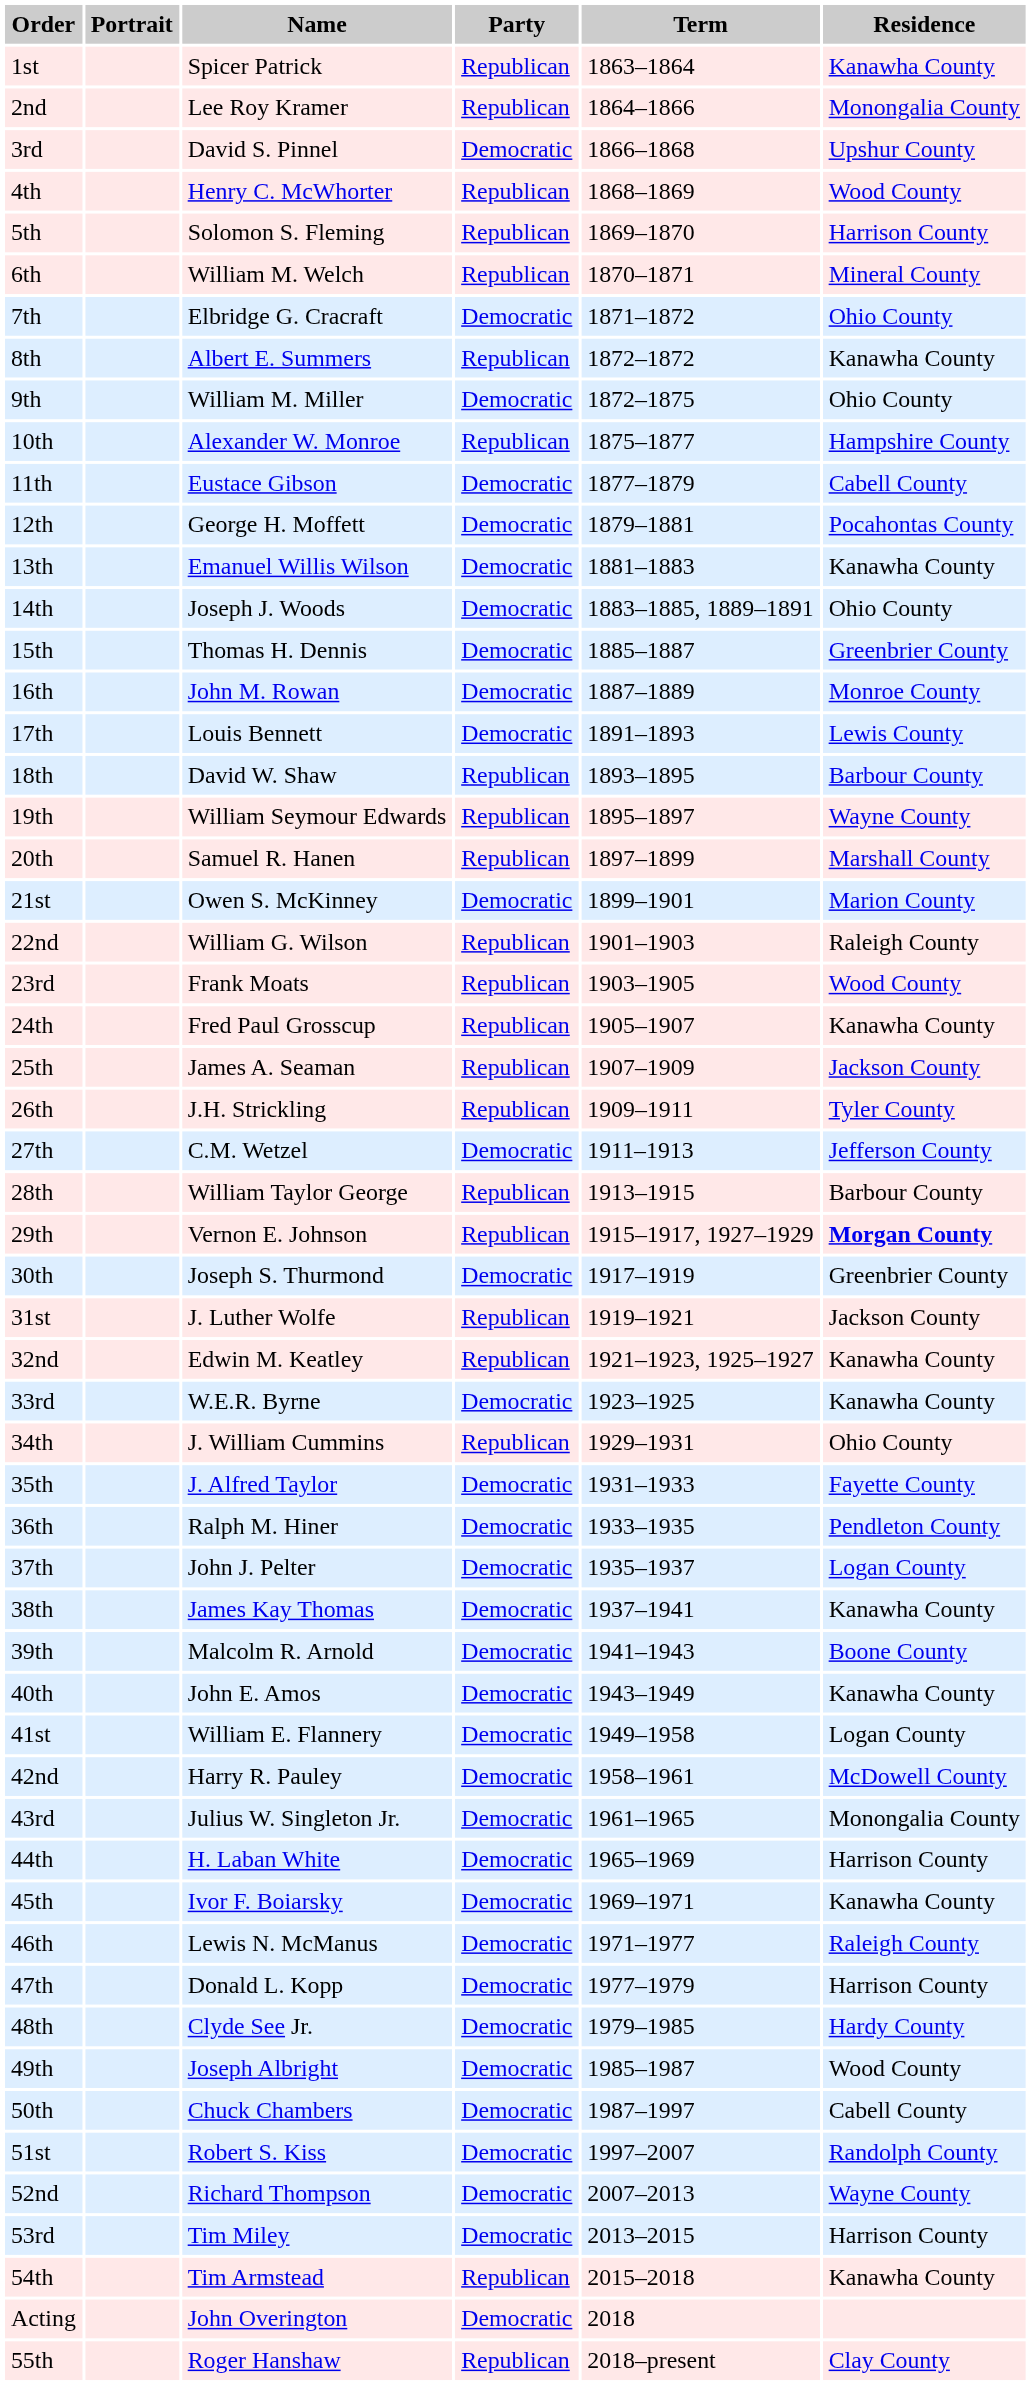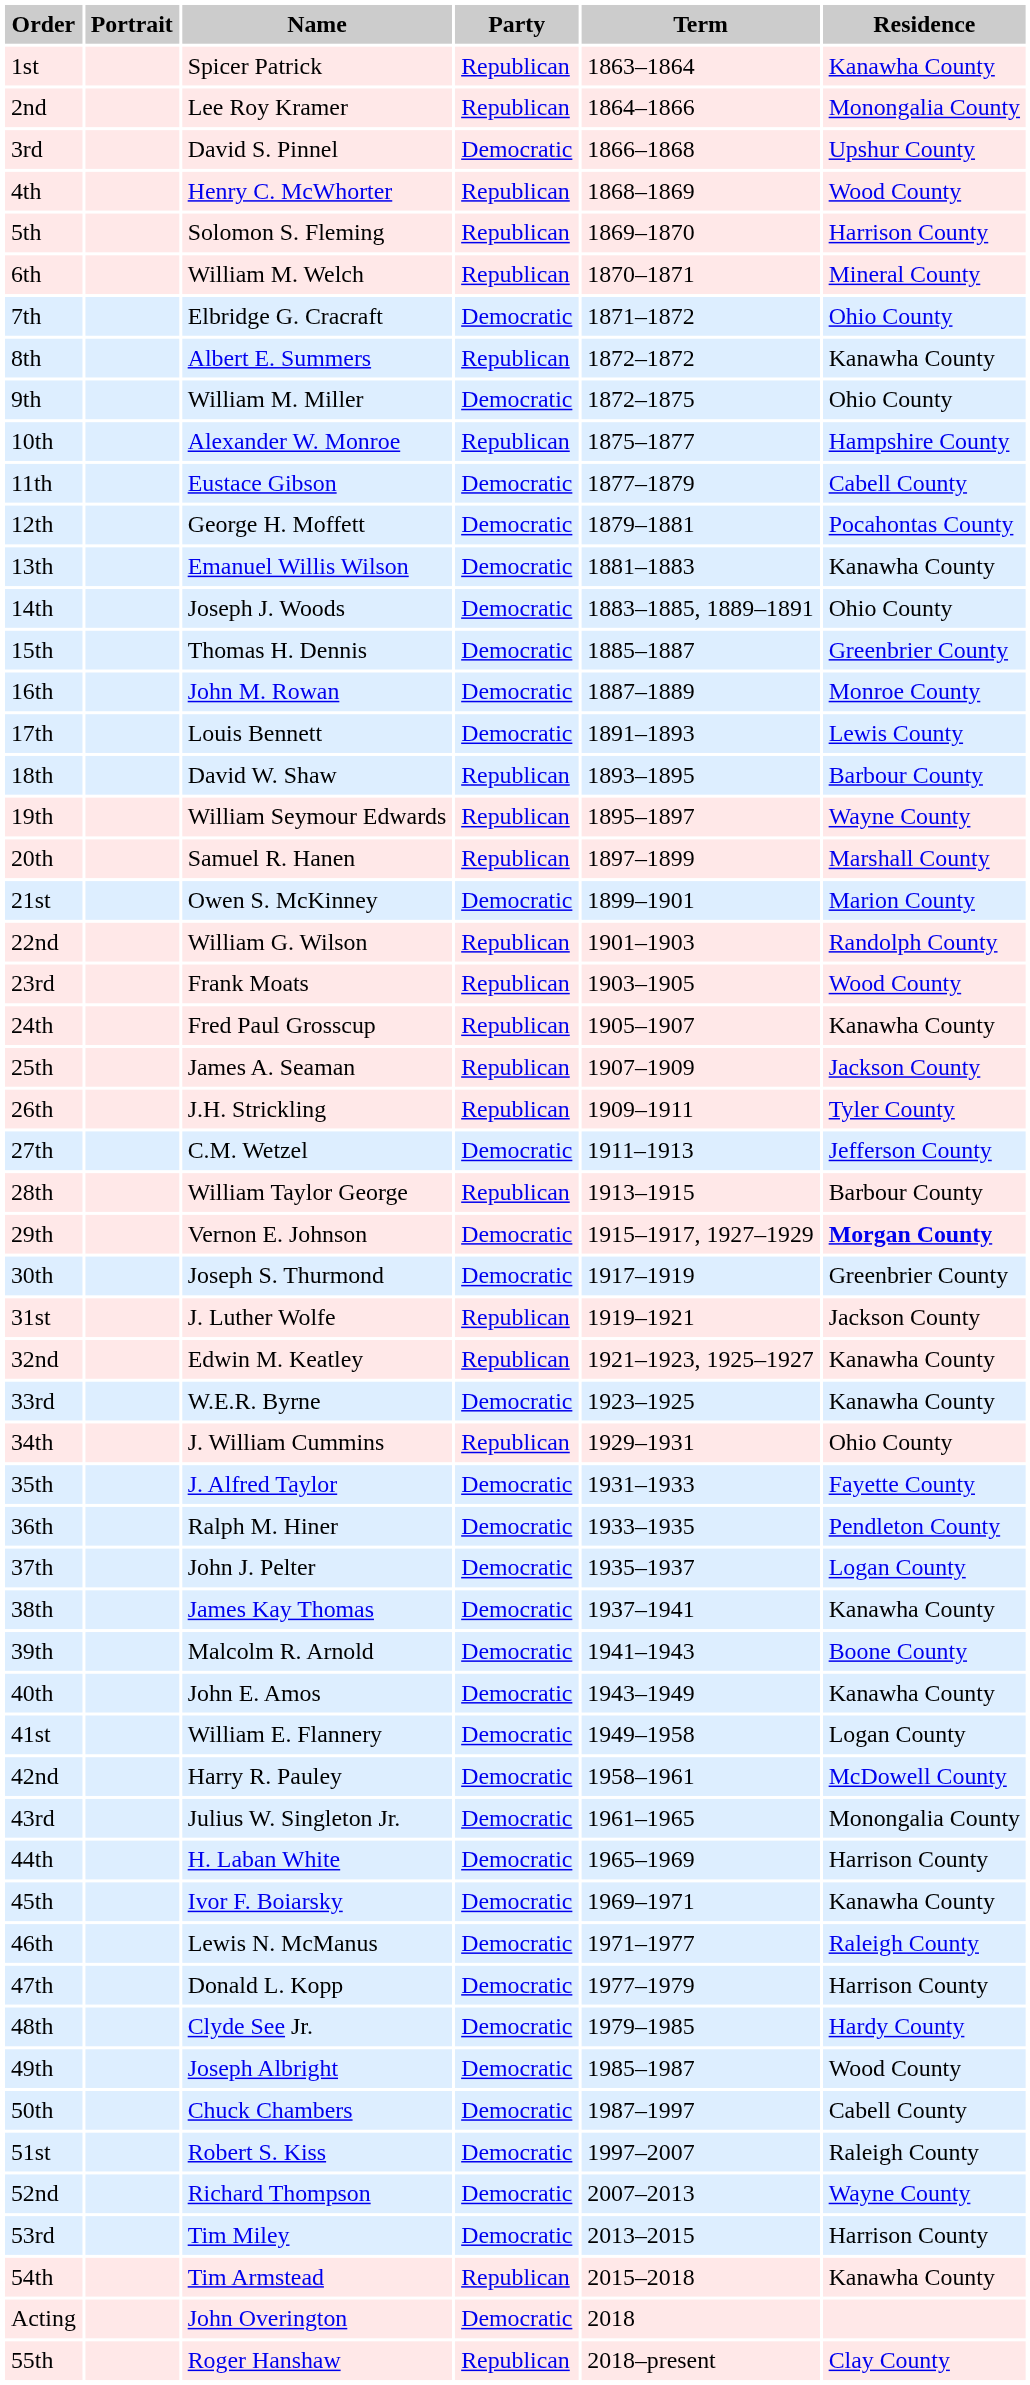(904, 941) Raleigh County -> (913, 941) Randolph County
(515, 1233) Republican -> (517, 1233) Democratic
(913, 2151) Randolph County -> (904, 2151) Raleigh County
